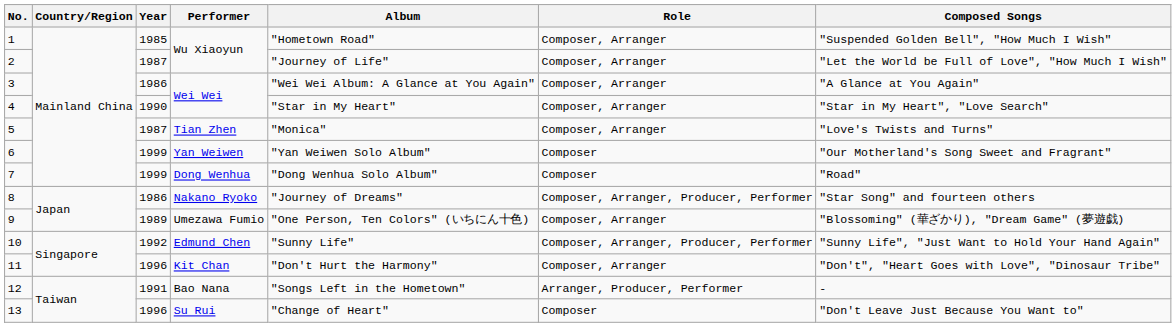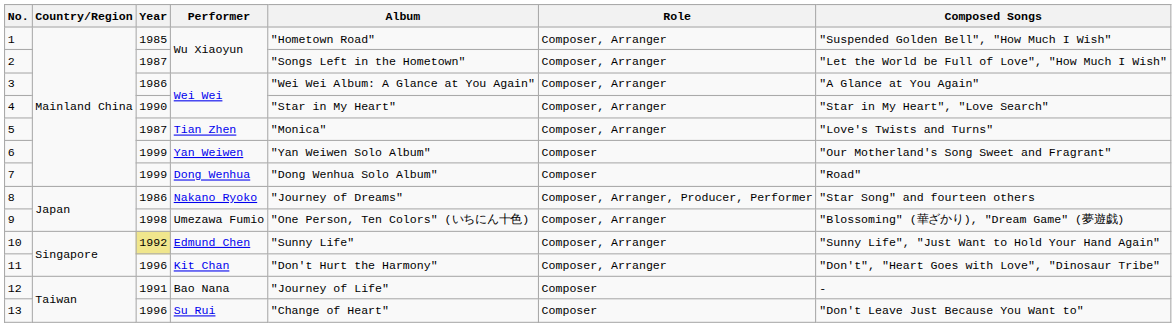(330, 62) "Journey of Life" -> (368, 62) "Songs Left in the Hometown"
(153, 220) 1989 -> (153, 220) 1998
(153, 243) no background -> (153, 243) khaki background
(677, 243) Composer, Arranger, Producer, Performer -> (604, 243) Composer, Arranger
(368, 288) "Songs Left in the Hometown" -> (330, 288) "Journey of Life"
(642, 288) Arranger, Producer, Performer -> (569, 288) Composer
